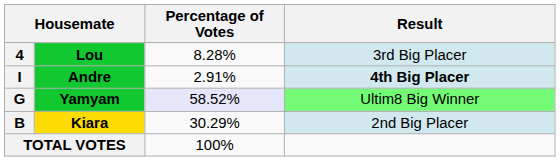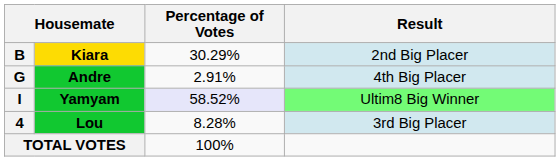rows swapped: (90, 122) <-> (90, 54)
(20, 77) I -> (20, 77) G
(420, 77) bold -> (420, 77) normal
(20, 100) G -> (20, 100) I
